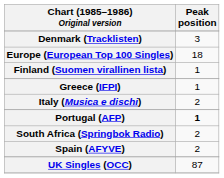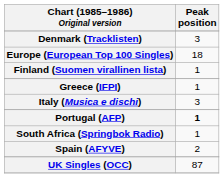(197, 102) 2 -> (197, 102) 3
(197, 133) 2 -> (197, 133) 1
